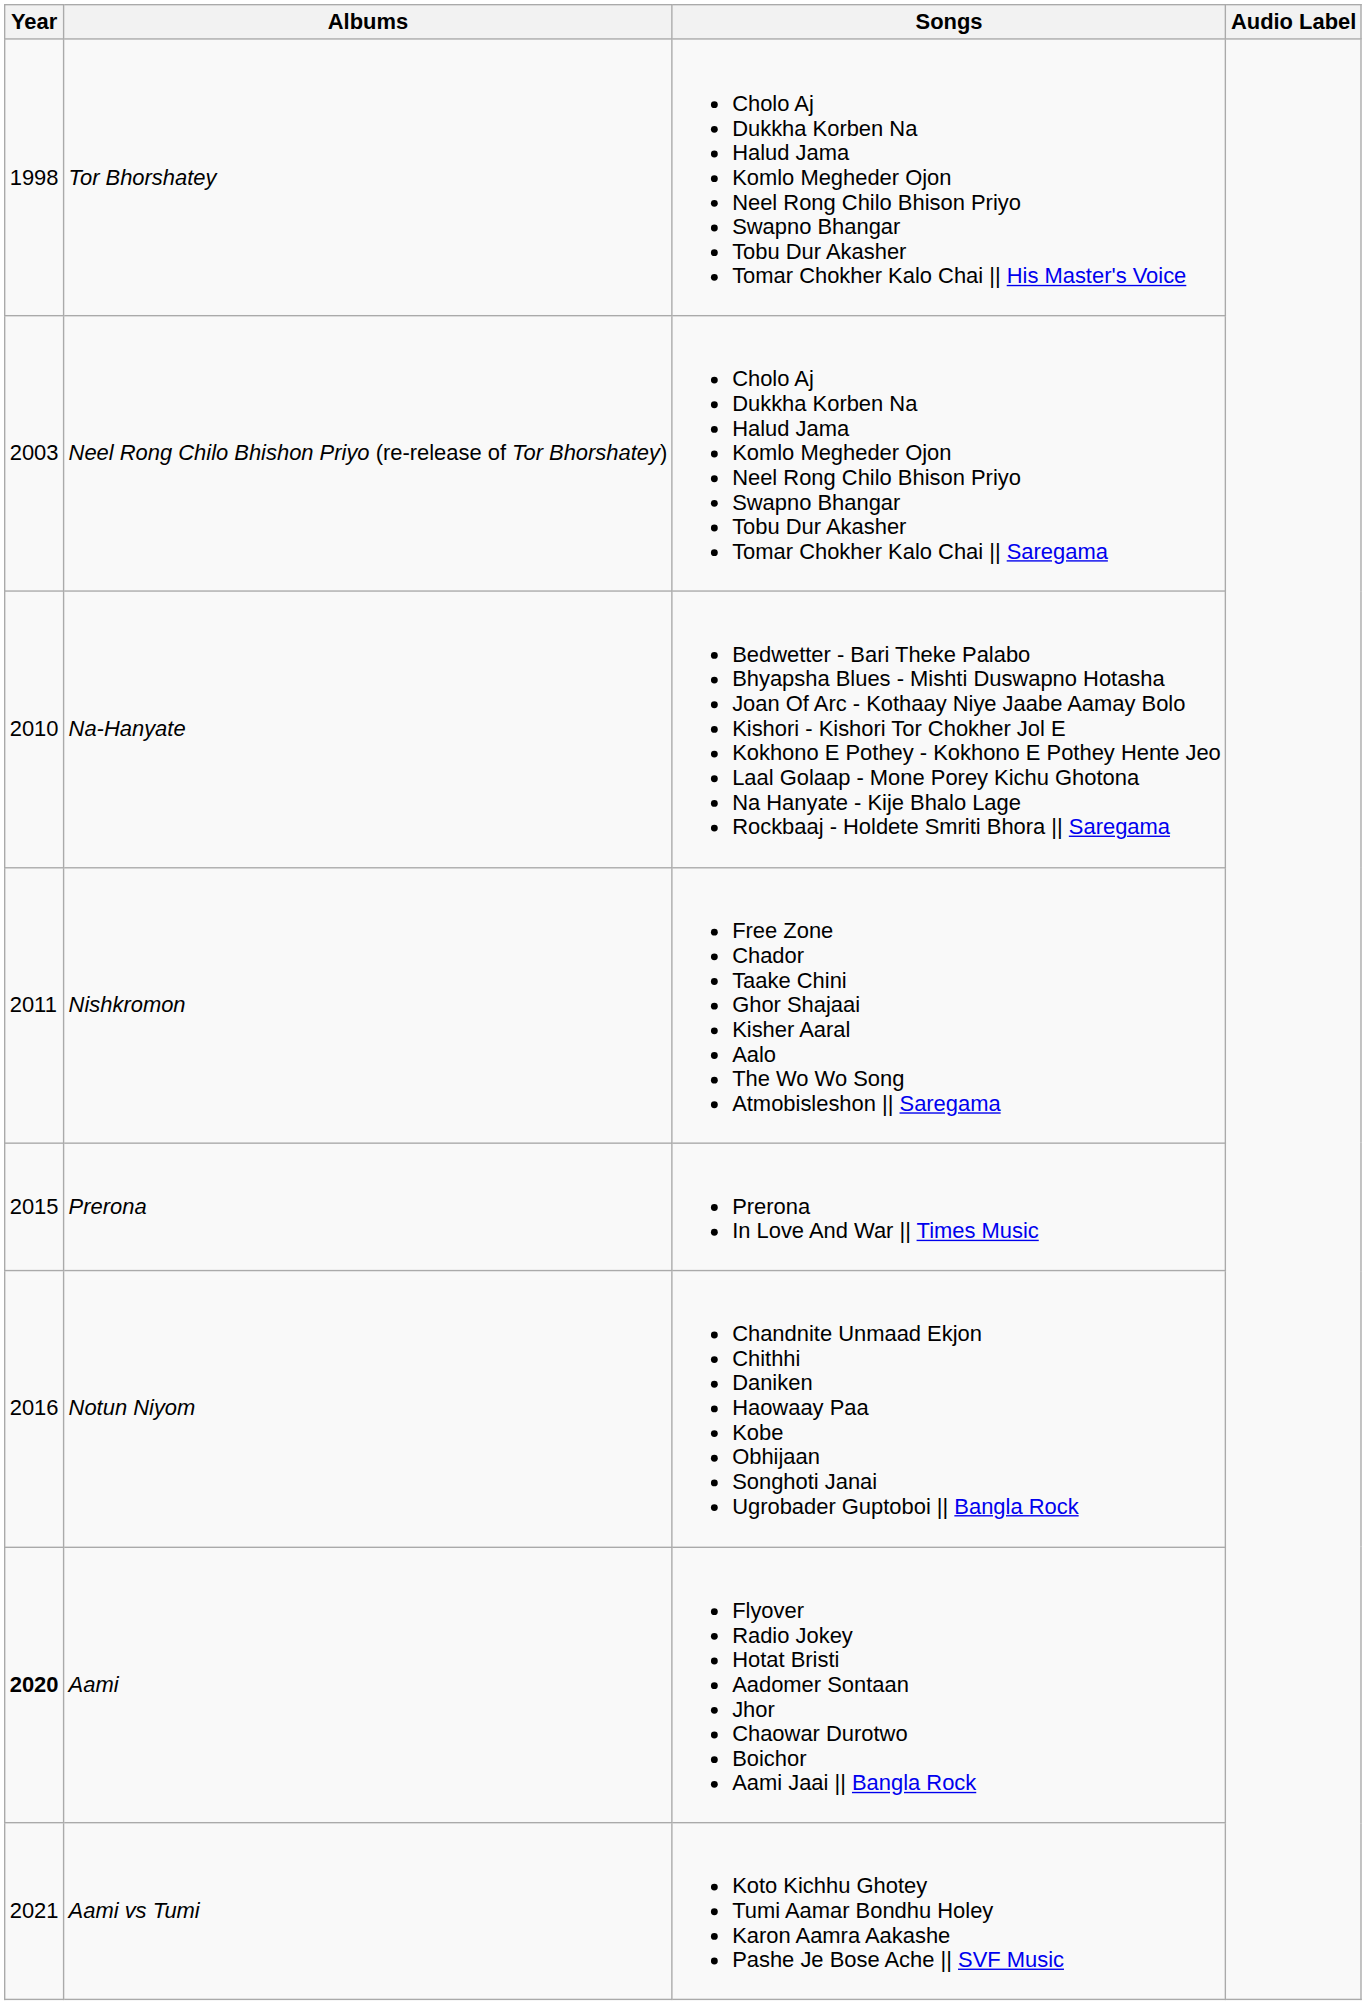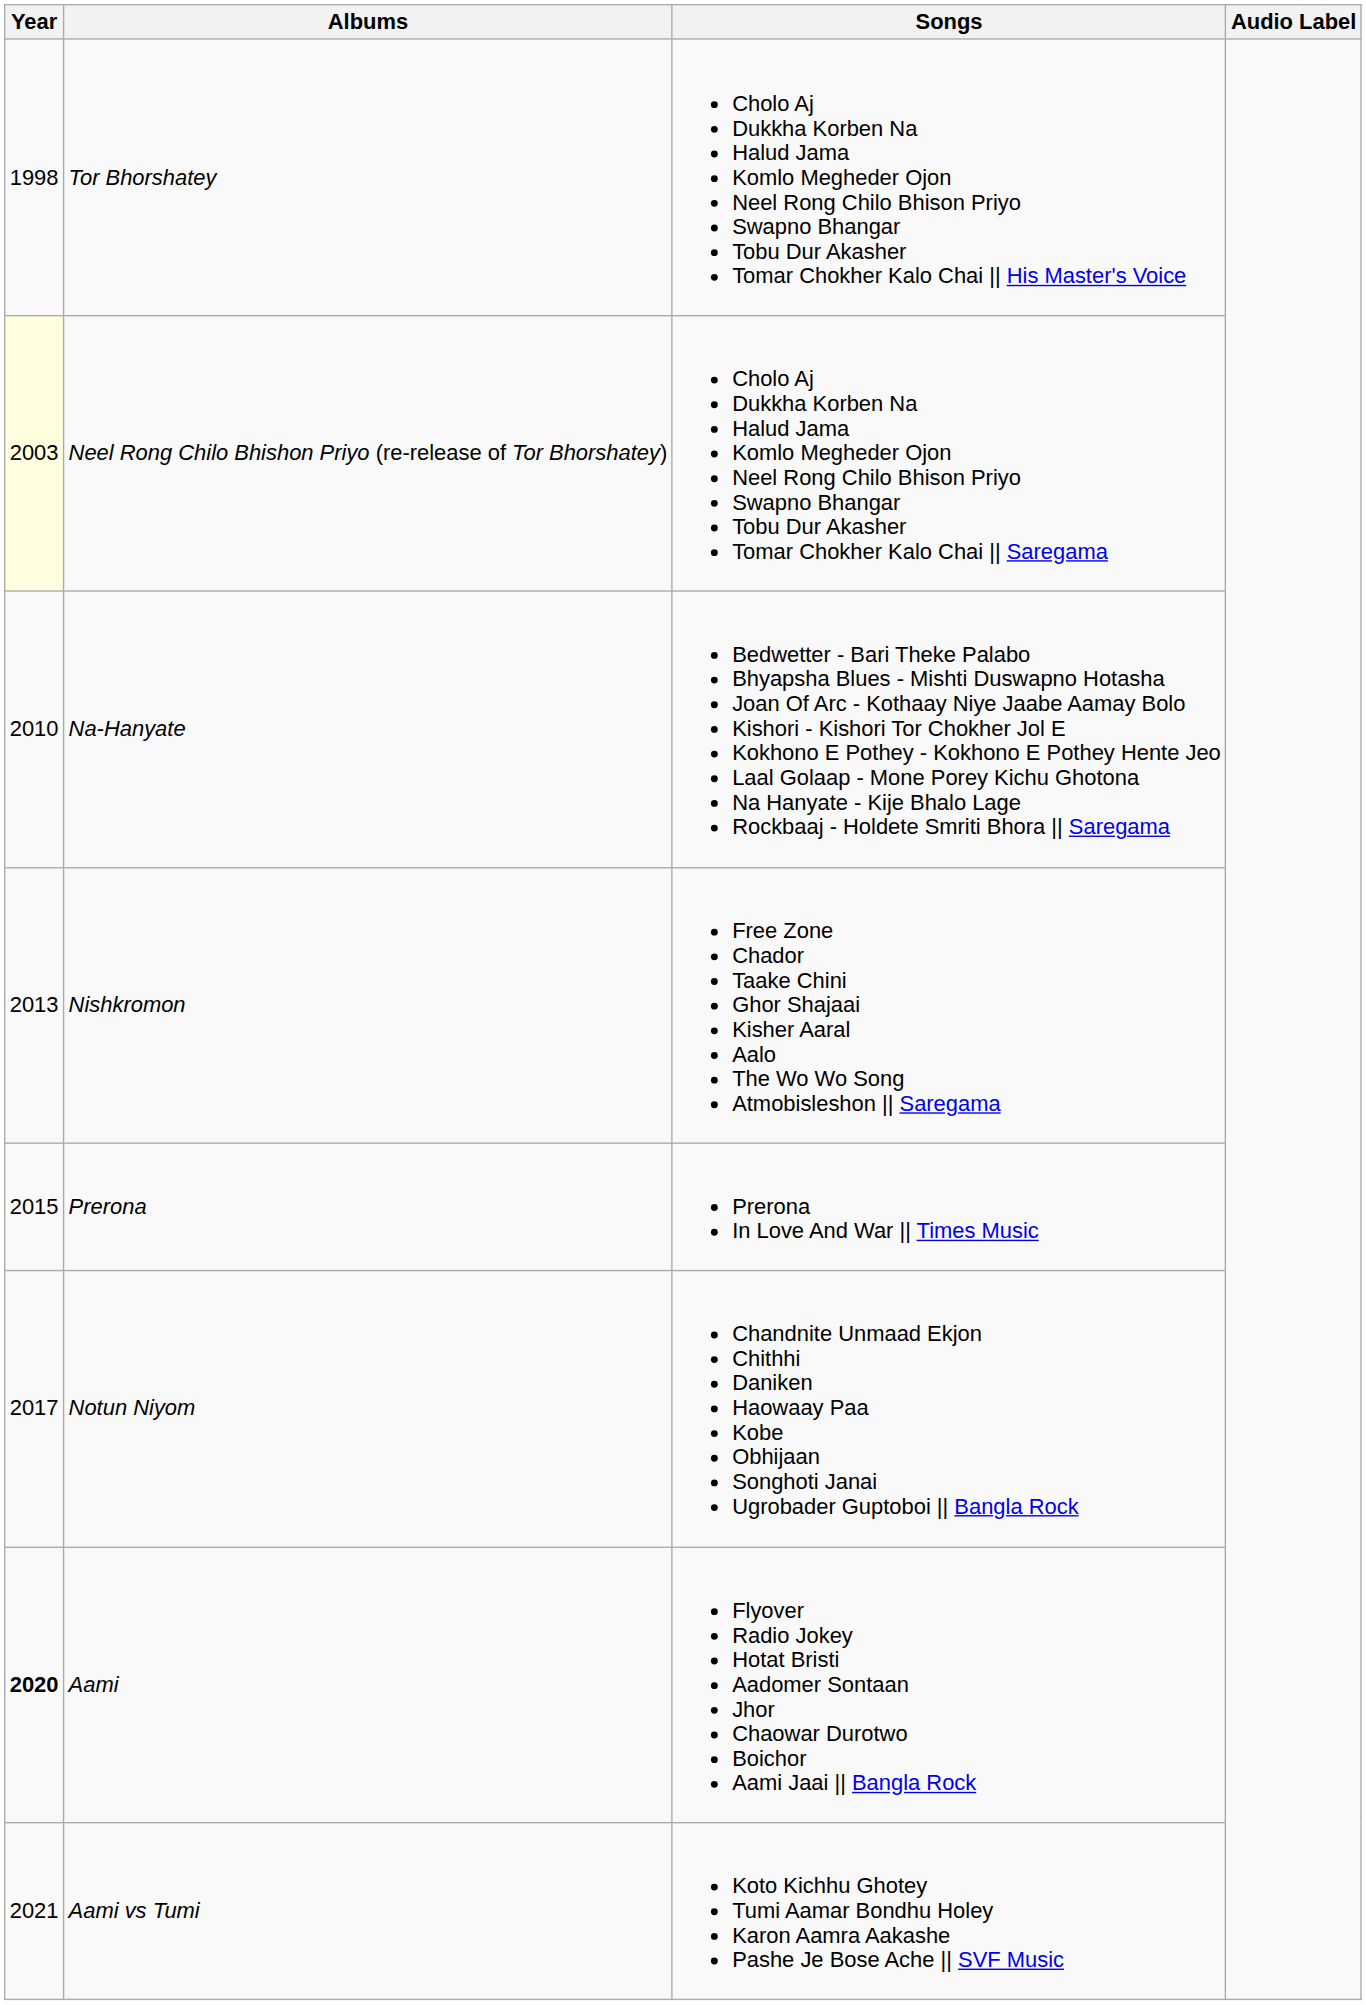(34, 453) no background -> (34, 453) lightyellow background
(33, 1004) 2011 -> (34, 1004) 2013
(34, 1408) 2016 -> (34, 1408) 2017
